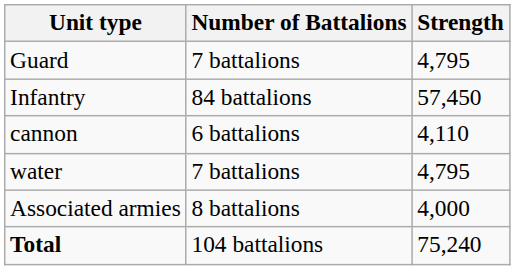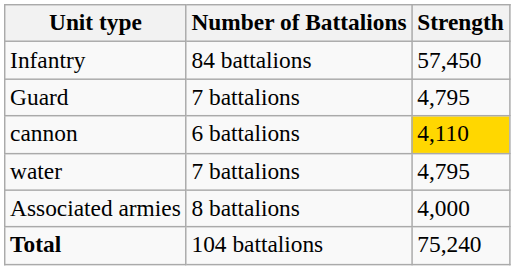rows swapped: (39, 60) <-> (48, 97)
(443, 134) no background -> (443, 134) gold background
